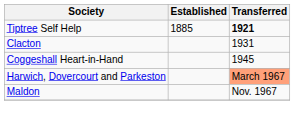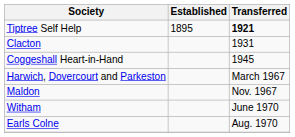(182, 28) 1885 -> (182, 28) 1895
(258, 76) lightsalmon background -> (258, 76) no background
+ row: (24, 108)
+ row: (33, 124)
